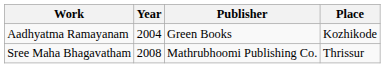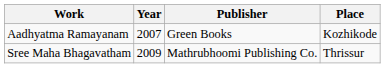(149, 33) 2004 -> (149, 33) 2007
(149, 53) 2008 -> (149, 53) 2009
